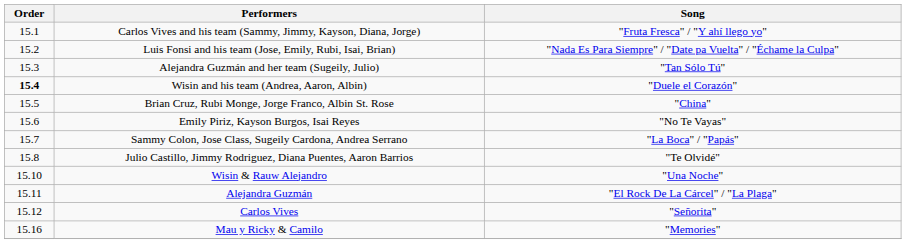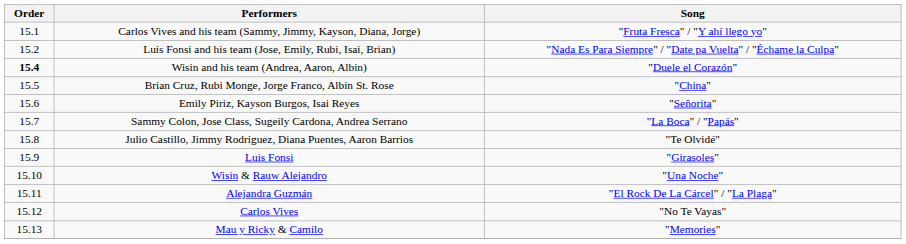- row: (269, 67)
(693, 121) "No Te Vayas" -> (693, 103) "Señorita"
+ row: (269, 157)
(693, 211) "Señorita" -> (693, 211) "No Te Vayas"
(29, 229) 15.16 -> (29, 229) 15.13
